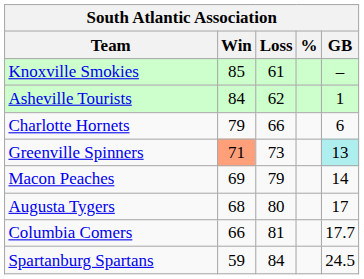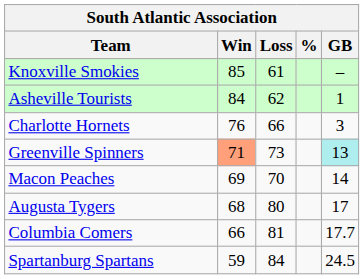(236, 125) 79 -> (236, 125) 76
(340, 125) 6 -> (340, 125) 3
(276, 179) 79 -> (276, 179) 70
